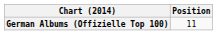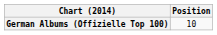(191, 24) 11 -> (191, 24) 10
